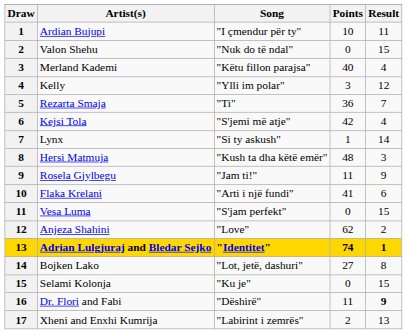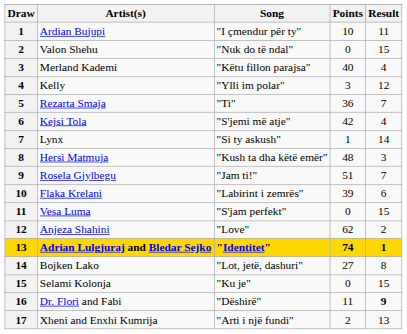(348, 175) 11 -> (348, 175) 51
(384, 175) 9 -> (384, 175) 7
(255, 193) "Arti i një fundi" -> (260, 193) "Labirint i zemrës"
(348, 193) 41 -> (348, 193) 39
(260, 319) "Labirint i zemrës" -> (255, 319) "Arti i një fundi"
